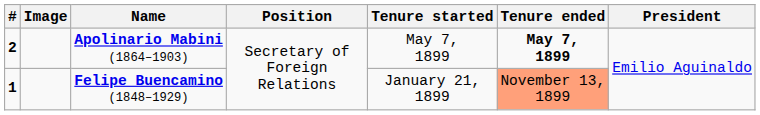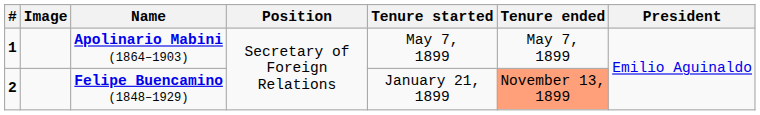(12, 49) 2 -> (12, 49) 1
(553, 49) bold -> (553, 49) normal
(12, 89) 1 -> (12, 89) 2
